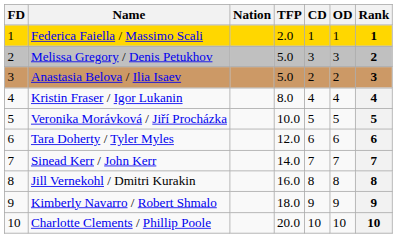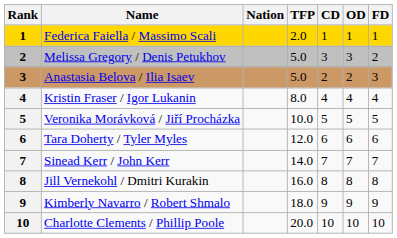columns swapped: (374, 14) <-> (16, 14)
